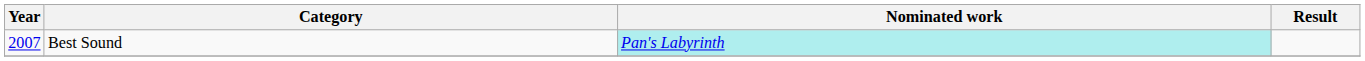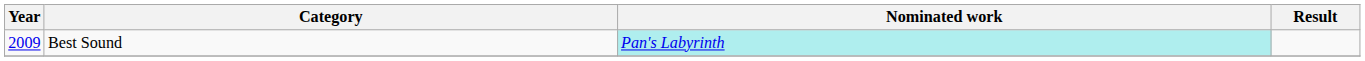(24, 42) 2007 -> (24, 42) 2009
